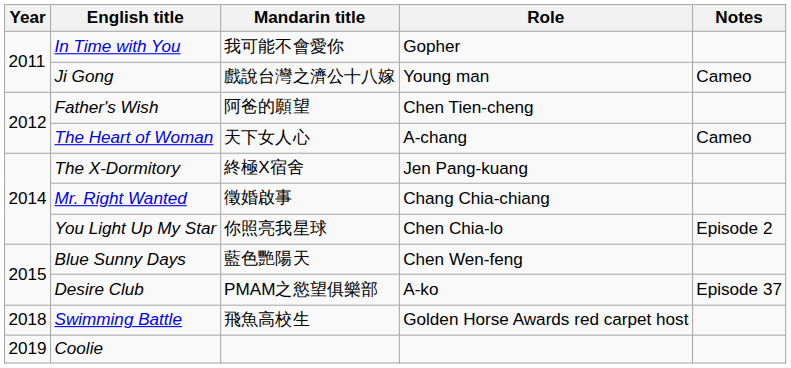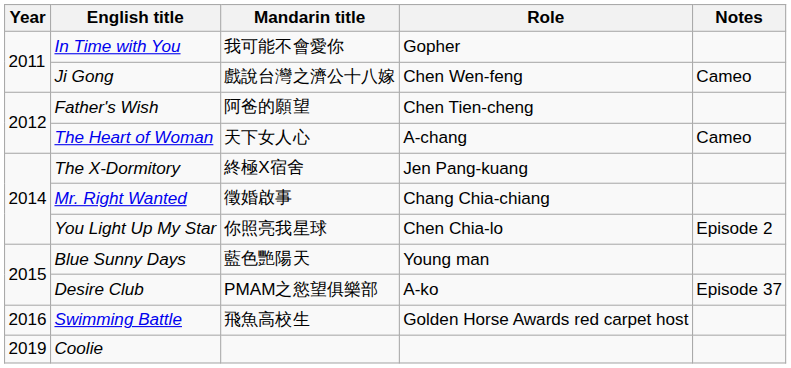(446, 77) Young man -> (463, 77) Chen Wen-feng
(463, 259) Chen Wen-feng -> (446, 259) Young man
(28, 320) 2018 -> (28, 320) 2016
